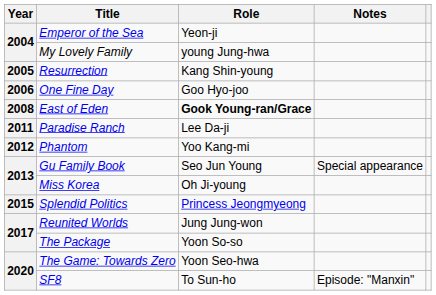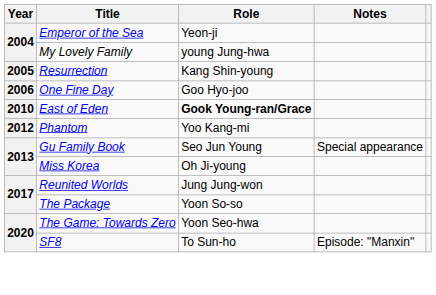(20, 109) 2008 -> (20, 109) 2010
- row: (82, 128)
- row: (83, 204)
